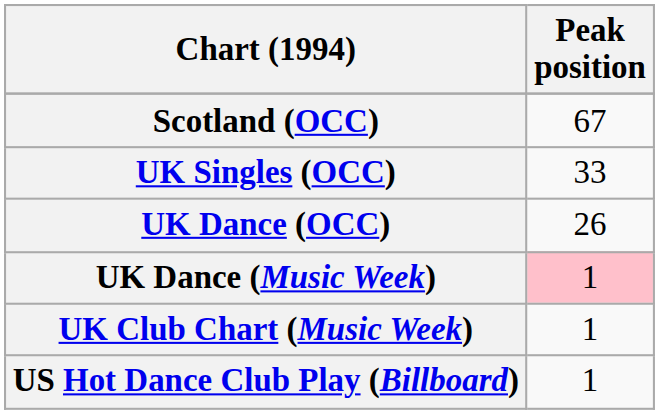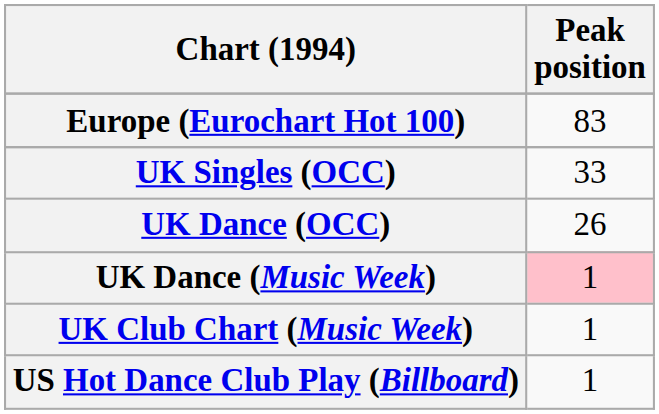+ row: (266, 119)
- row: (266, 119)
